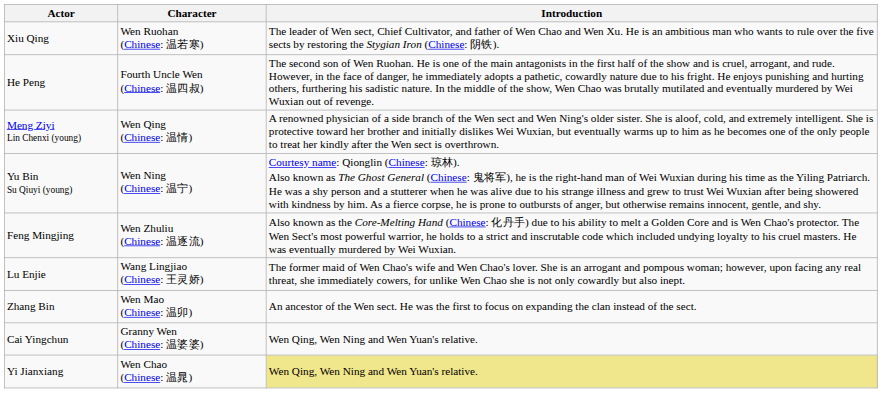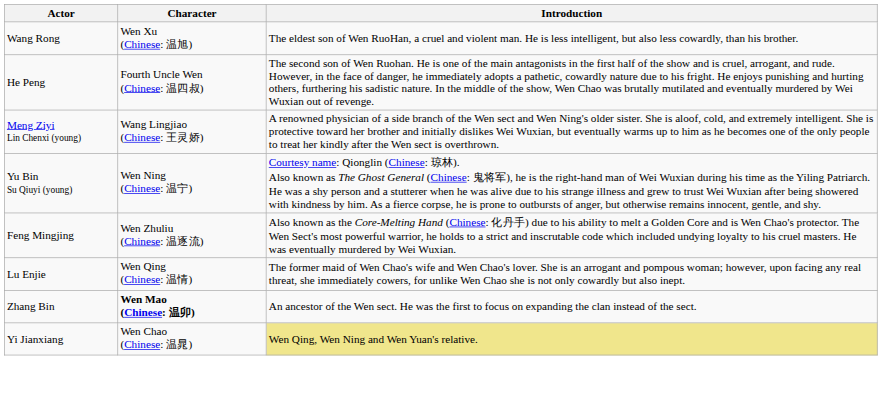- row: (28, 38)
+ row: (33, 38)
(156, 131) Wen Qing (Chinese: 温情) -> (162, 131) Wang Lingjiao (Chinese: 王灵娇)
(162, 273) Wang Lingjiao (Chinese: 王灵娇) -> (156, 273) Wen Qing (Chinese: 温情)
(156, 306) normal -> (158, 306) bold
- row: (38, 339)
